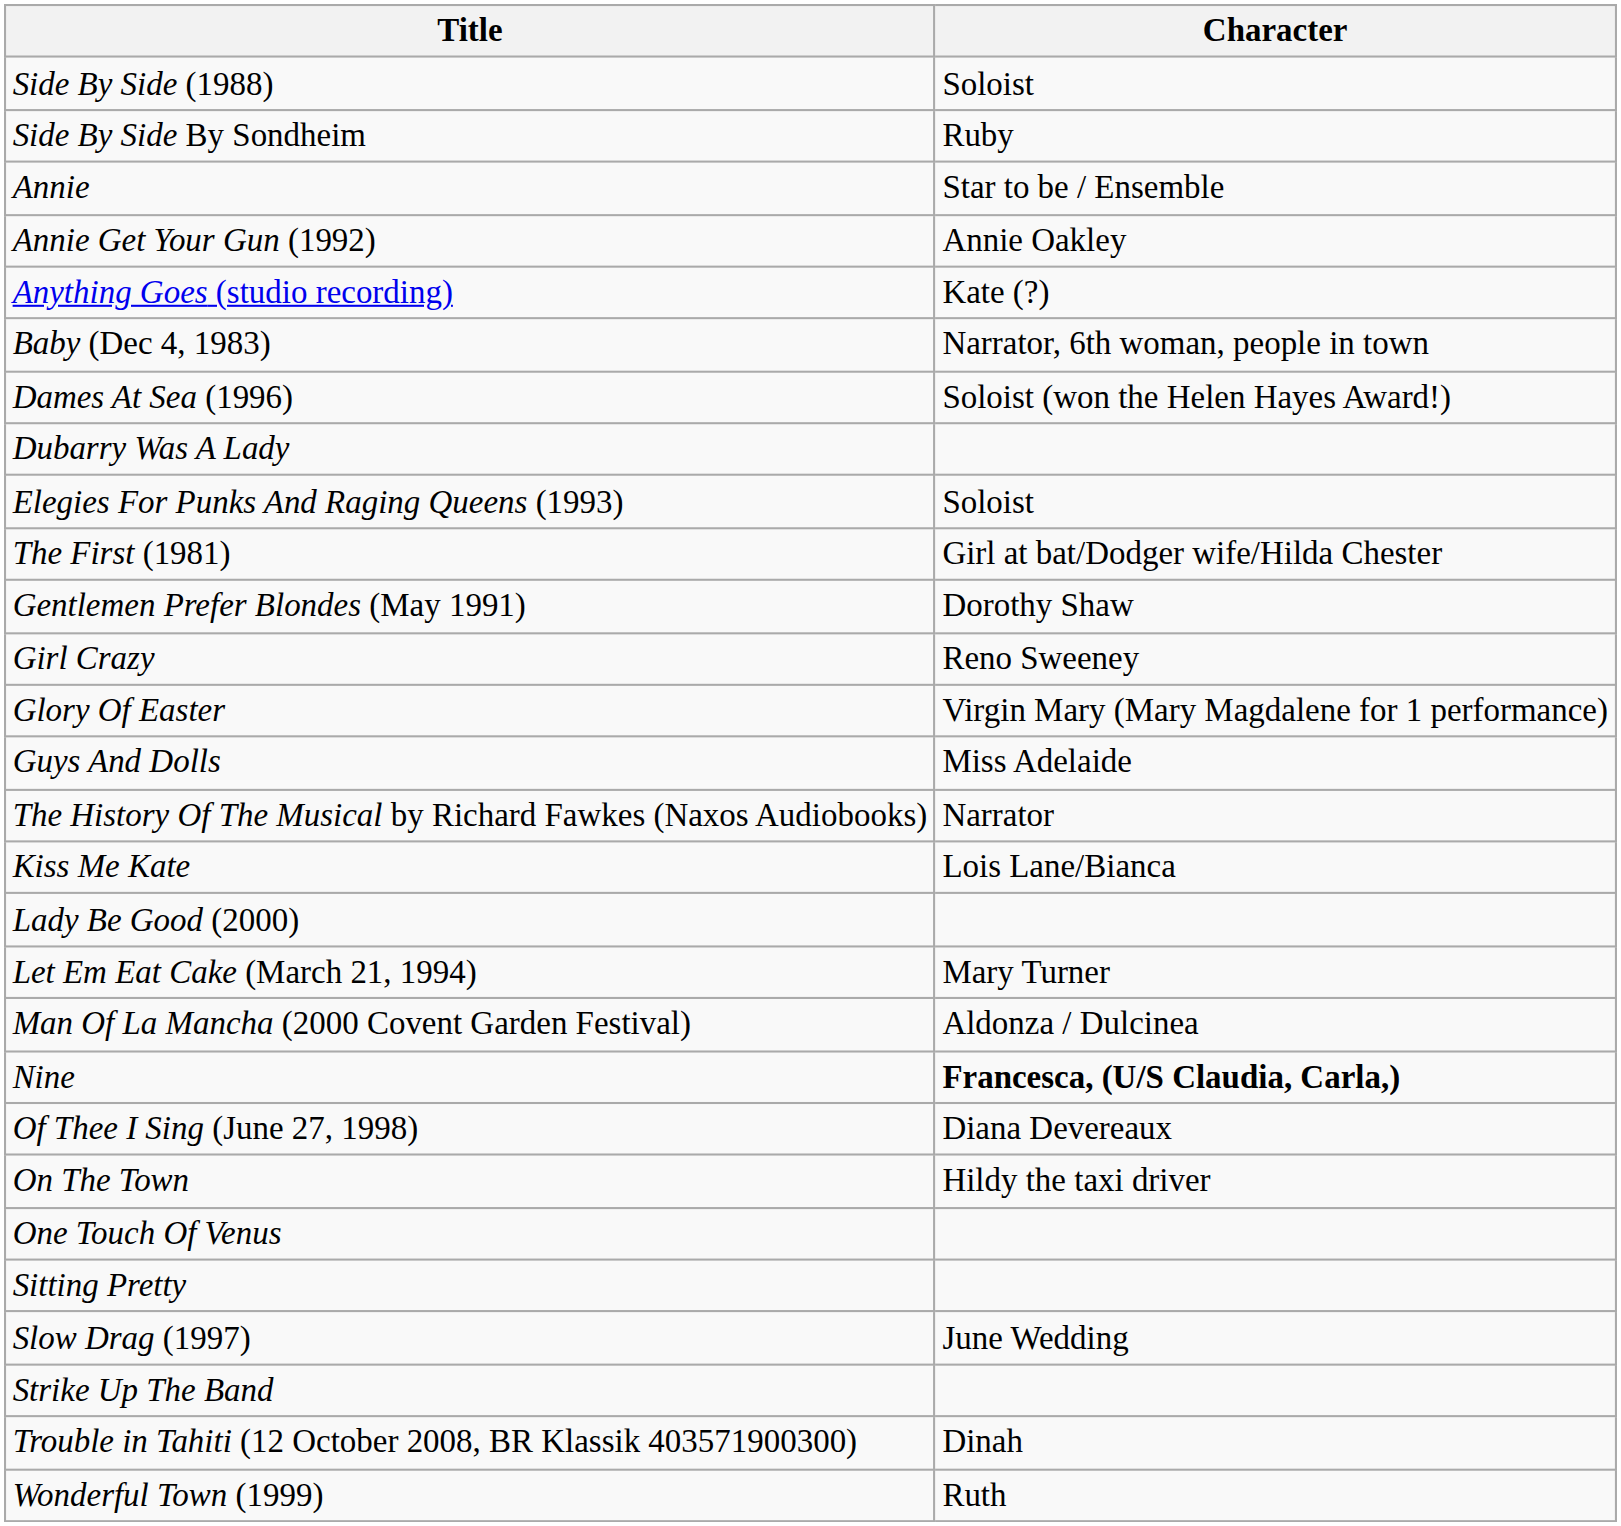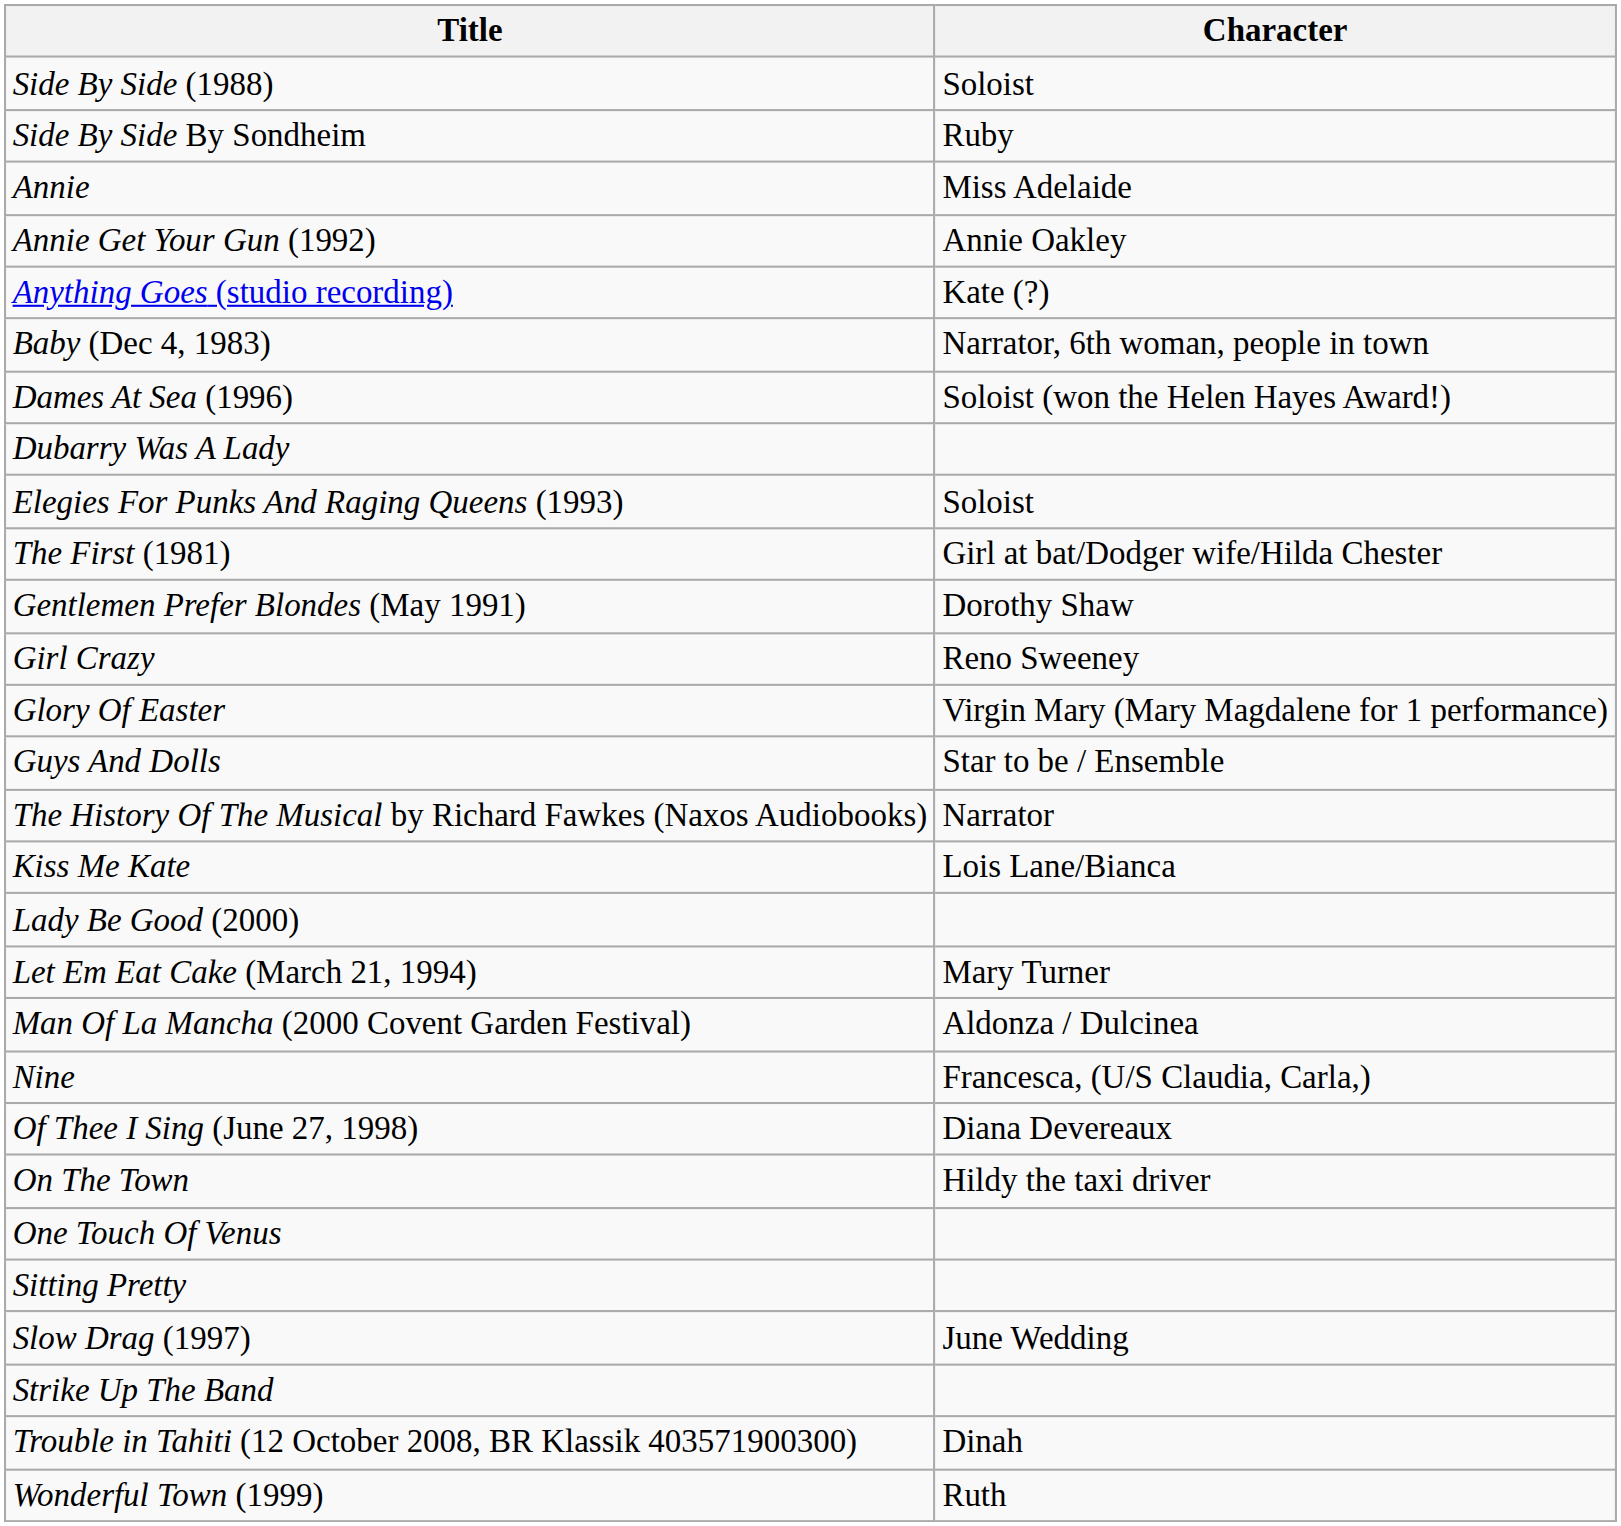(1083, 187) Star to be / Ensemble -> (1037, 187) Miss Adelaide
(1037, 762) Miss Adelaide -> (1083, 762) Star to be / Ensemble
(1171, 1076) bold -> (1157, 1076) normal
